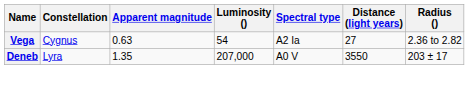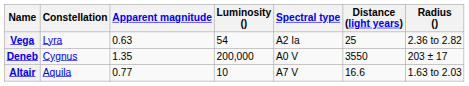(60, 40) Cygnus -> (52, 40) Lyra
(351, 40) 27 -> (351, 40) 25
(52, 56) Lyra -> (60, 56) Cygnus
(235, 56) 207,000 -> (235, 56) 200,000
+ row: (22, 72)
